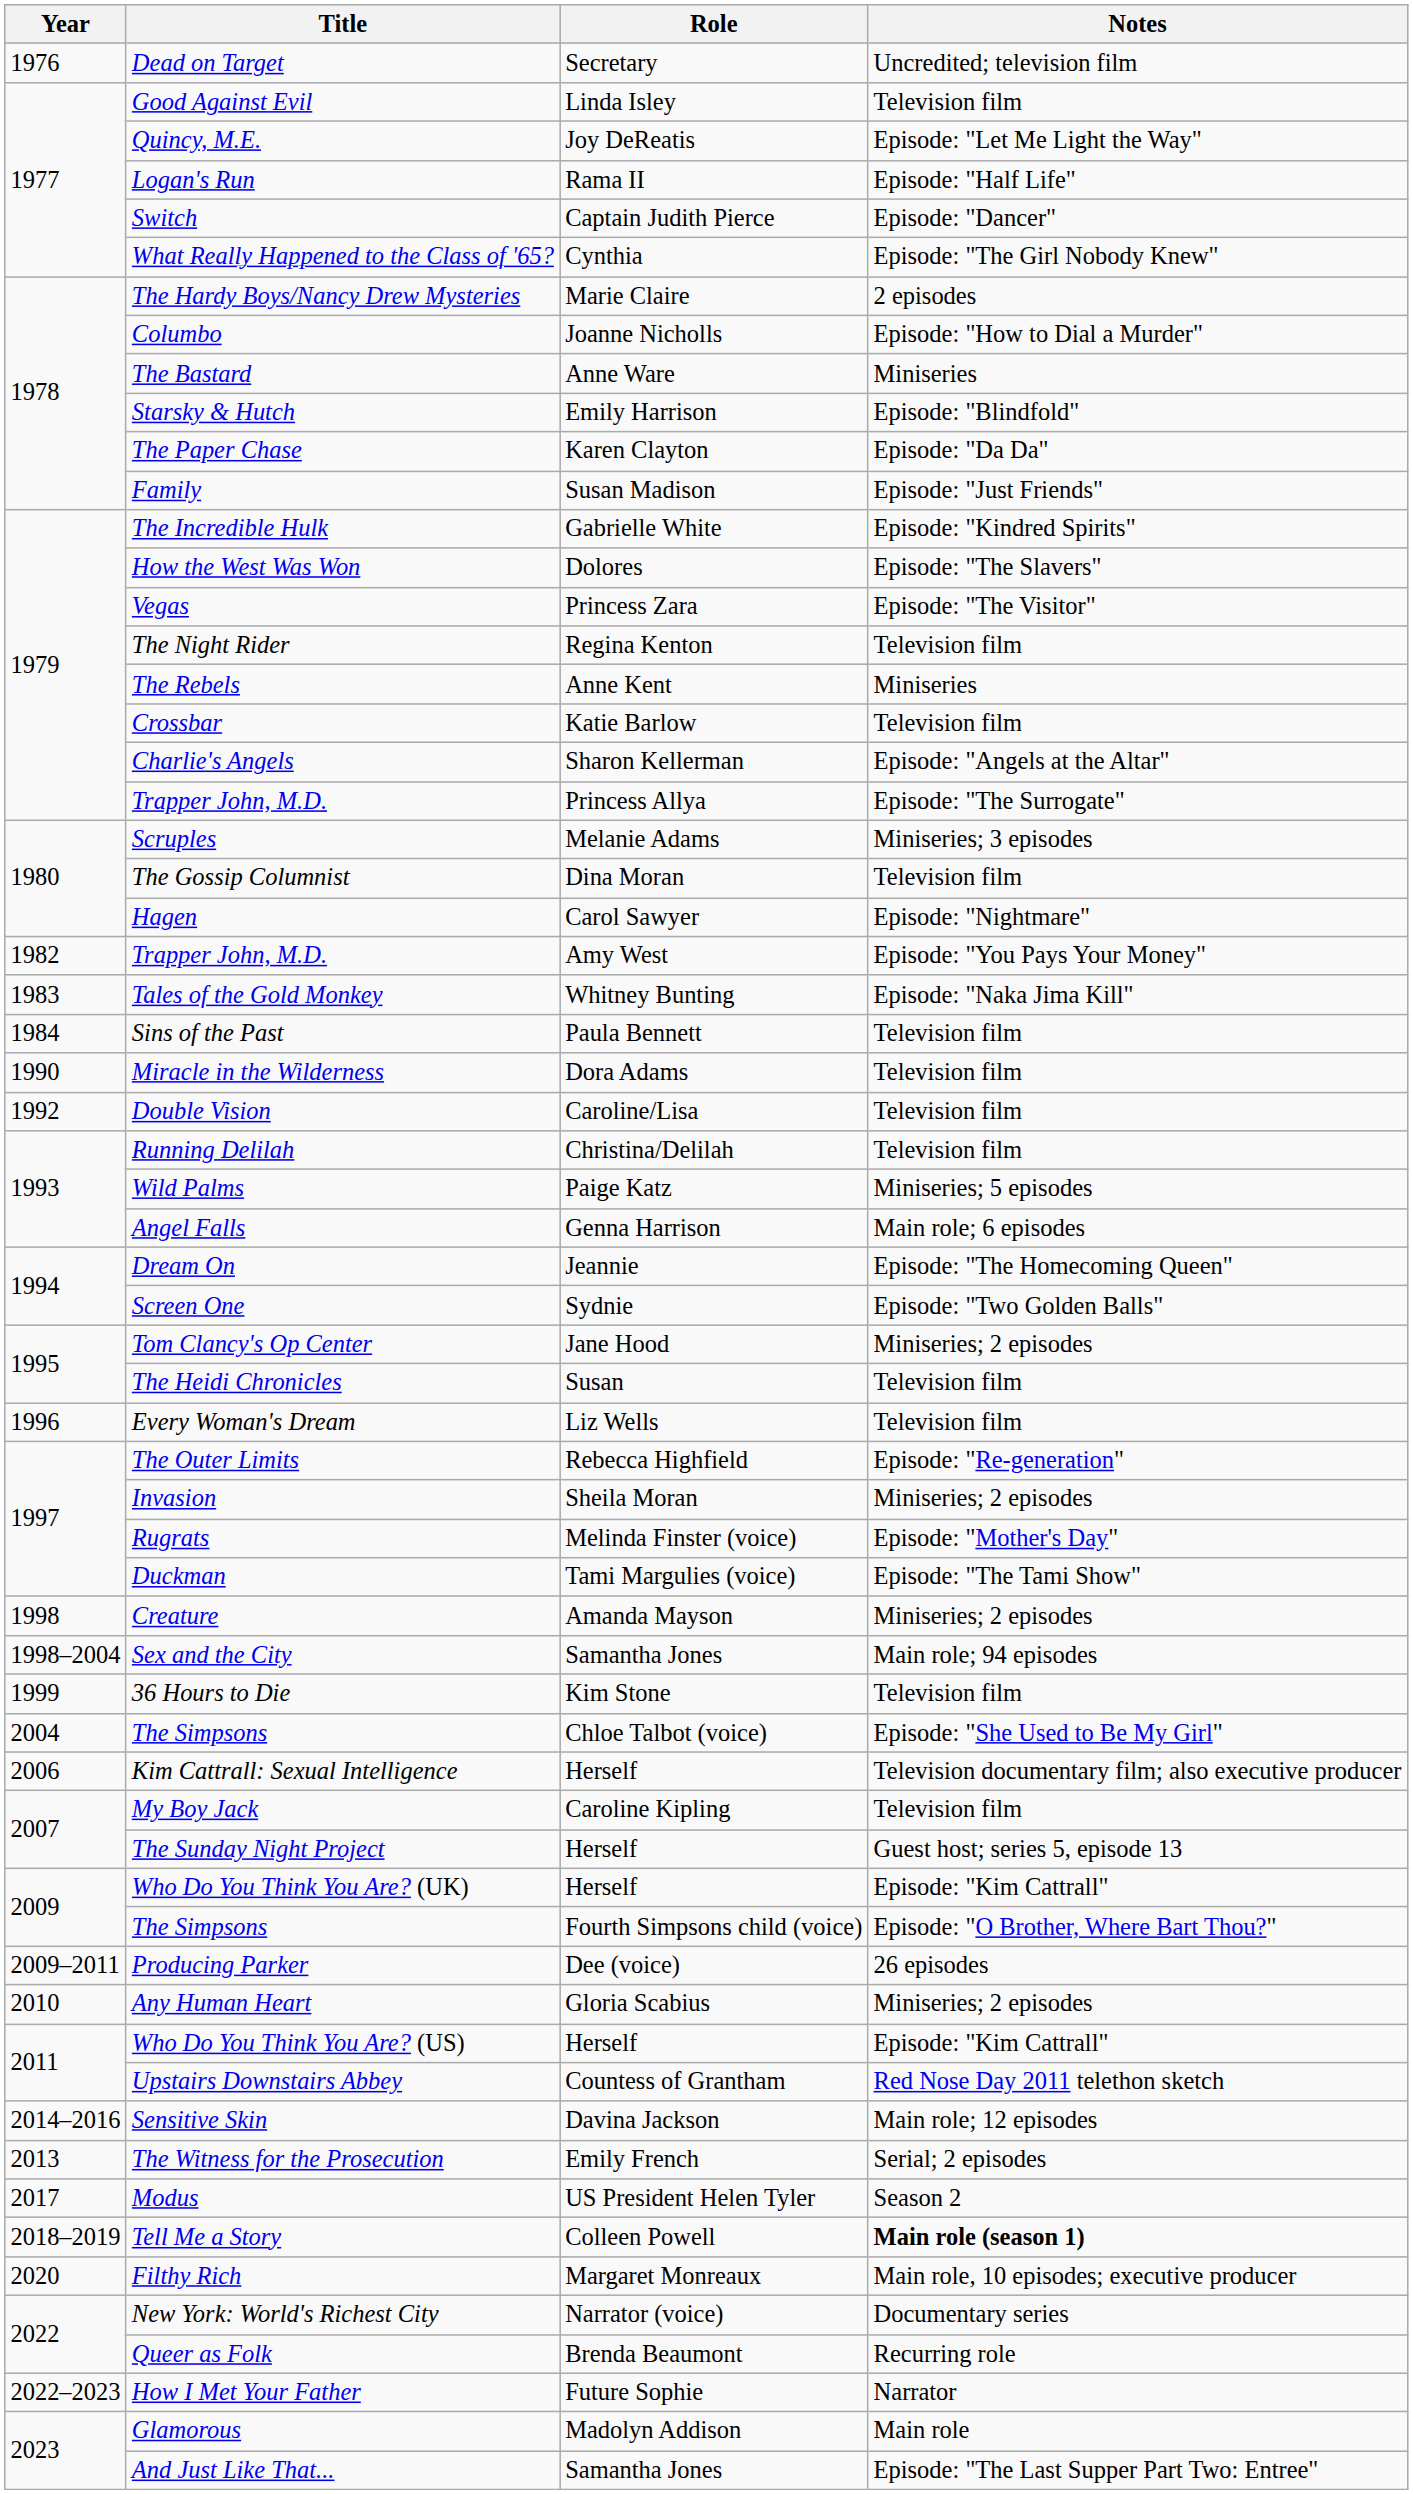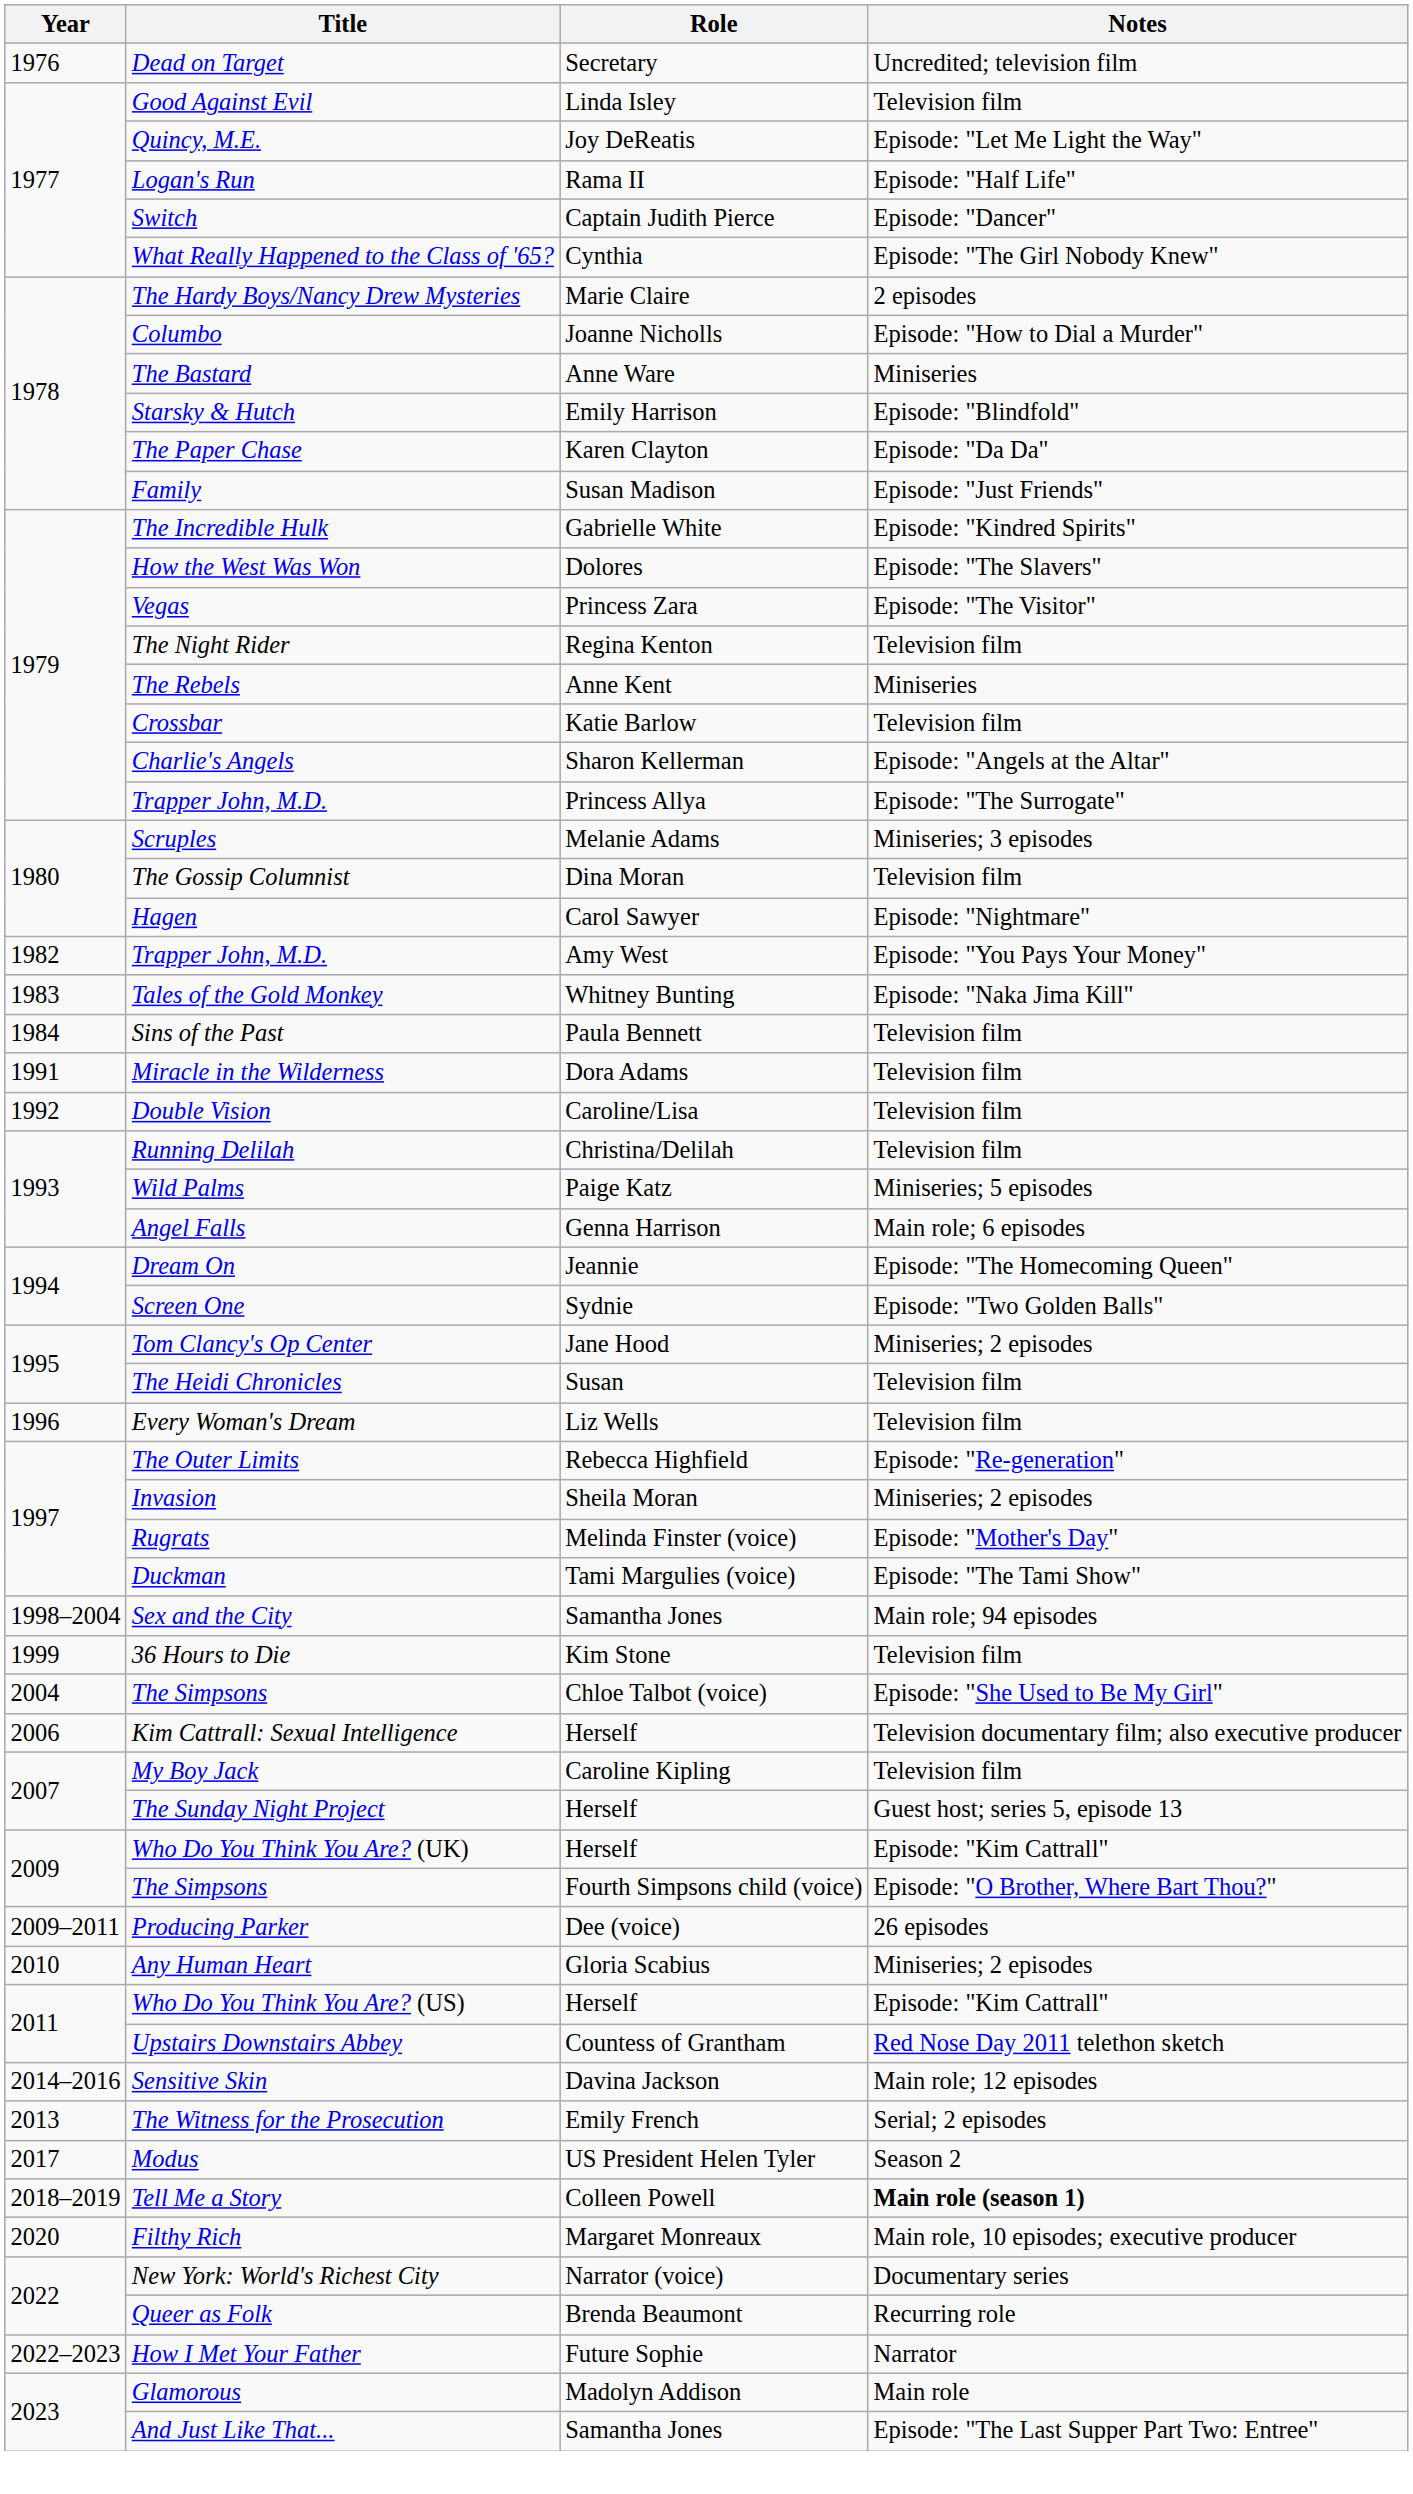(35, 1072) 1990 -> (35, 1072) 1991
- row: (175, 1615)
